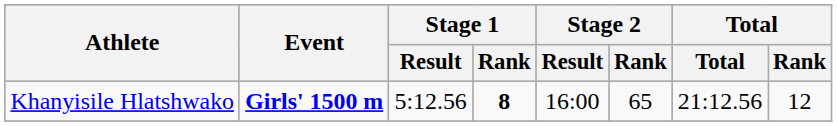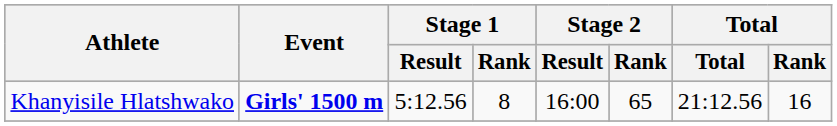(504, 101) bold -> (504, 101) normal
(800, 101) 12 -> (800, 101) 16
